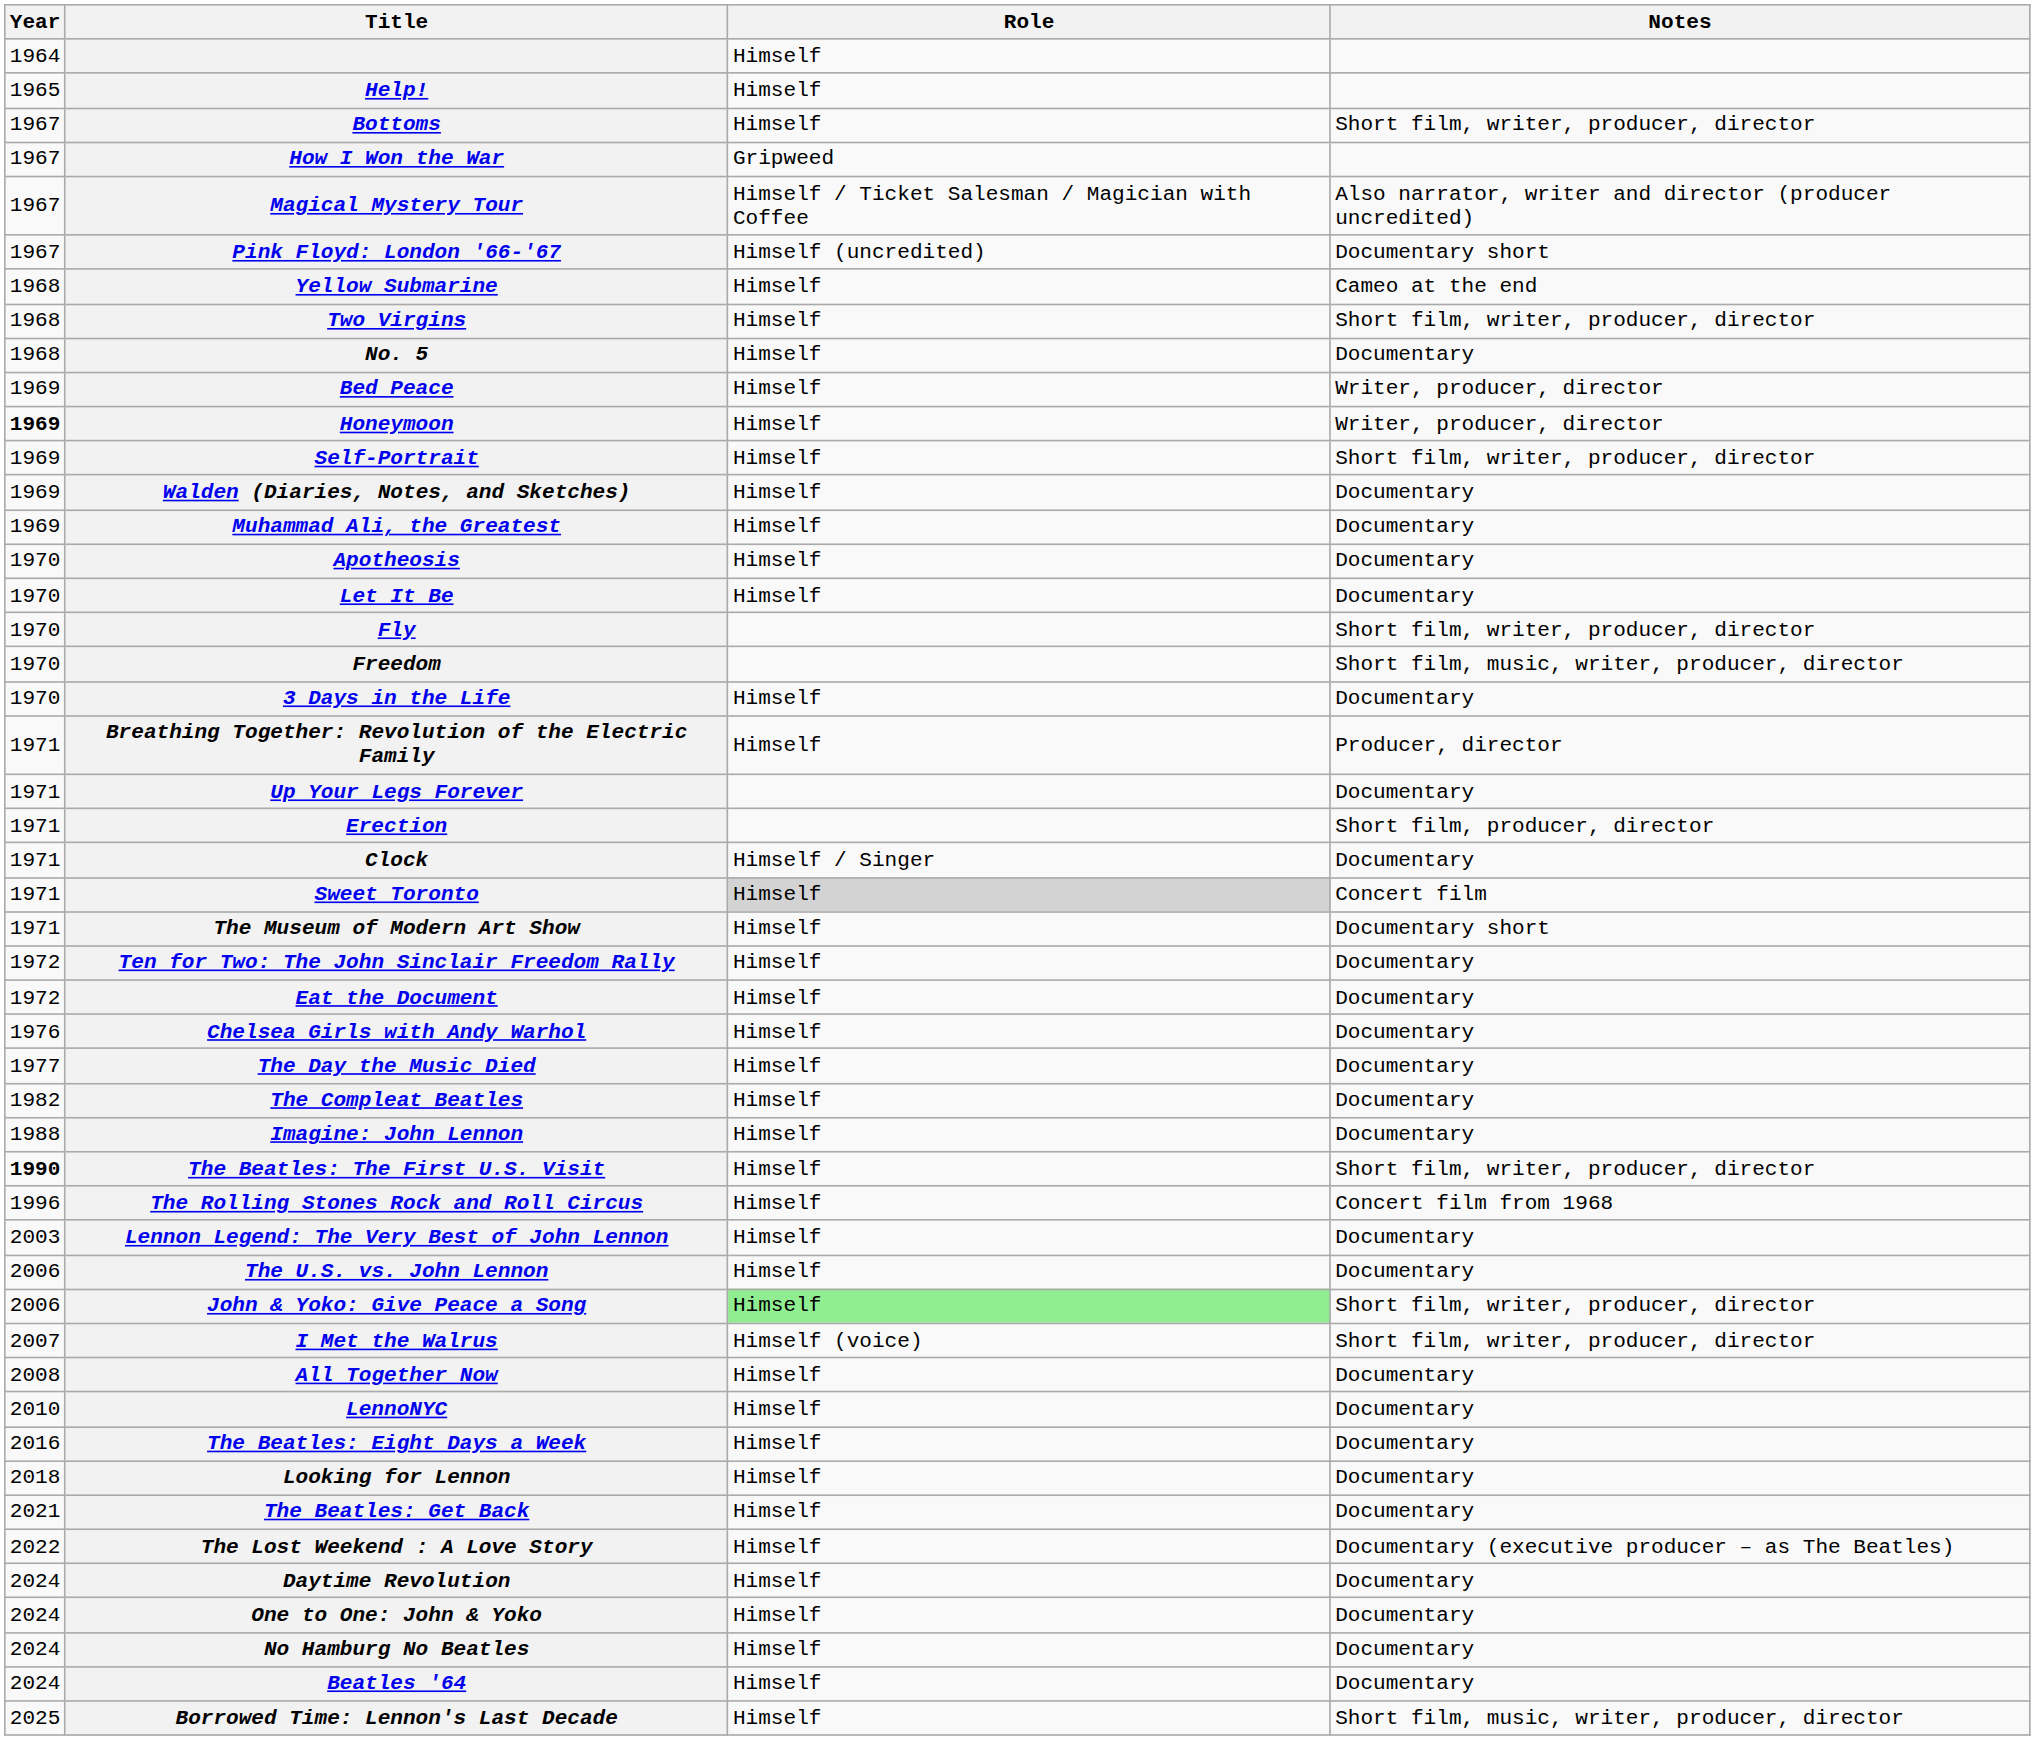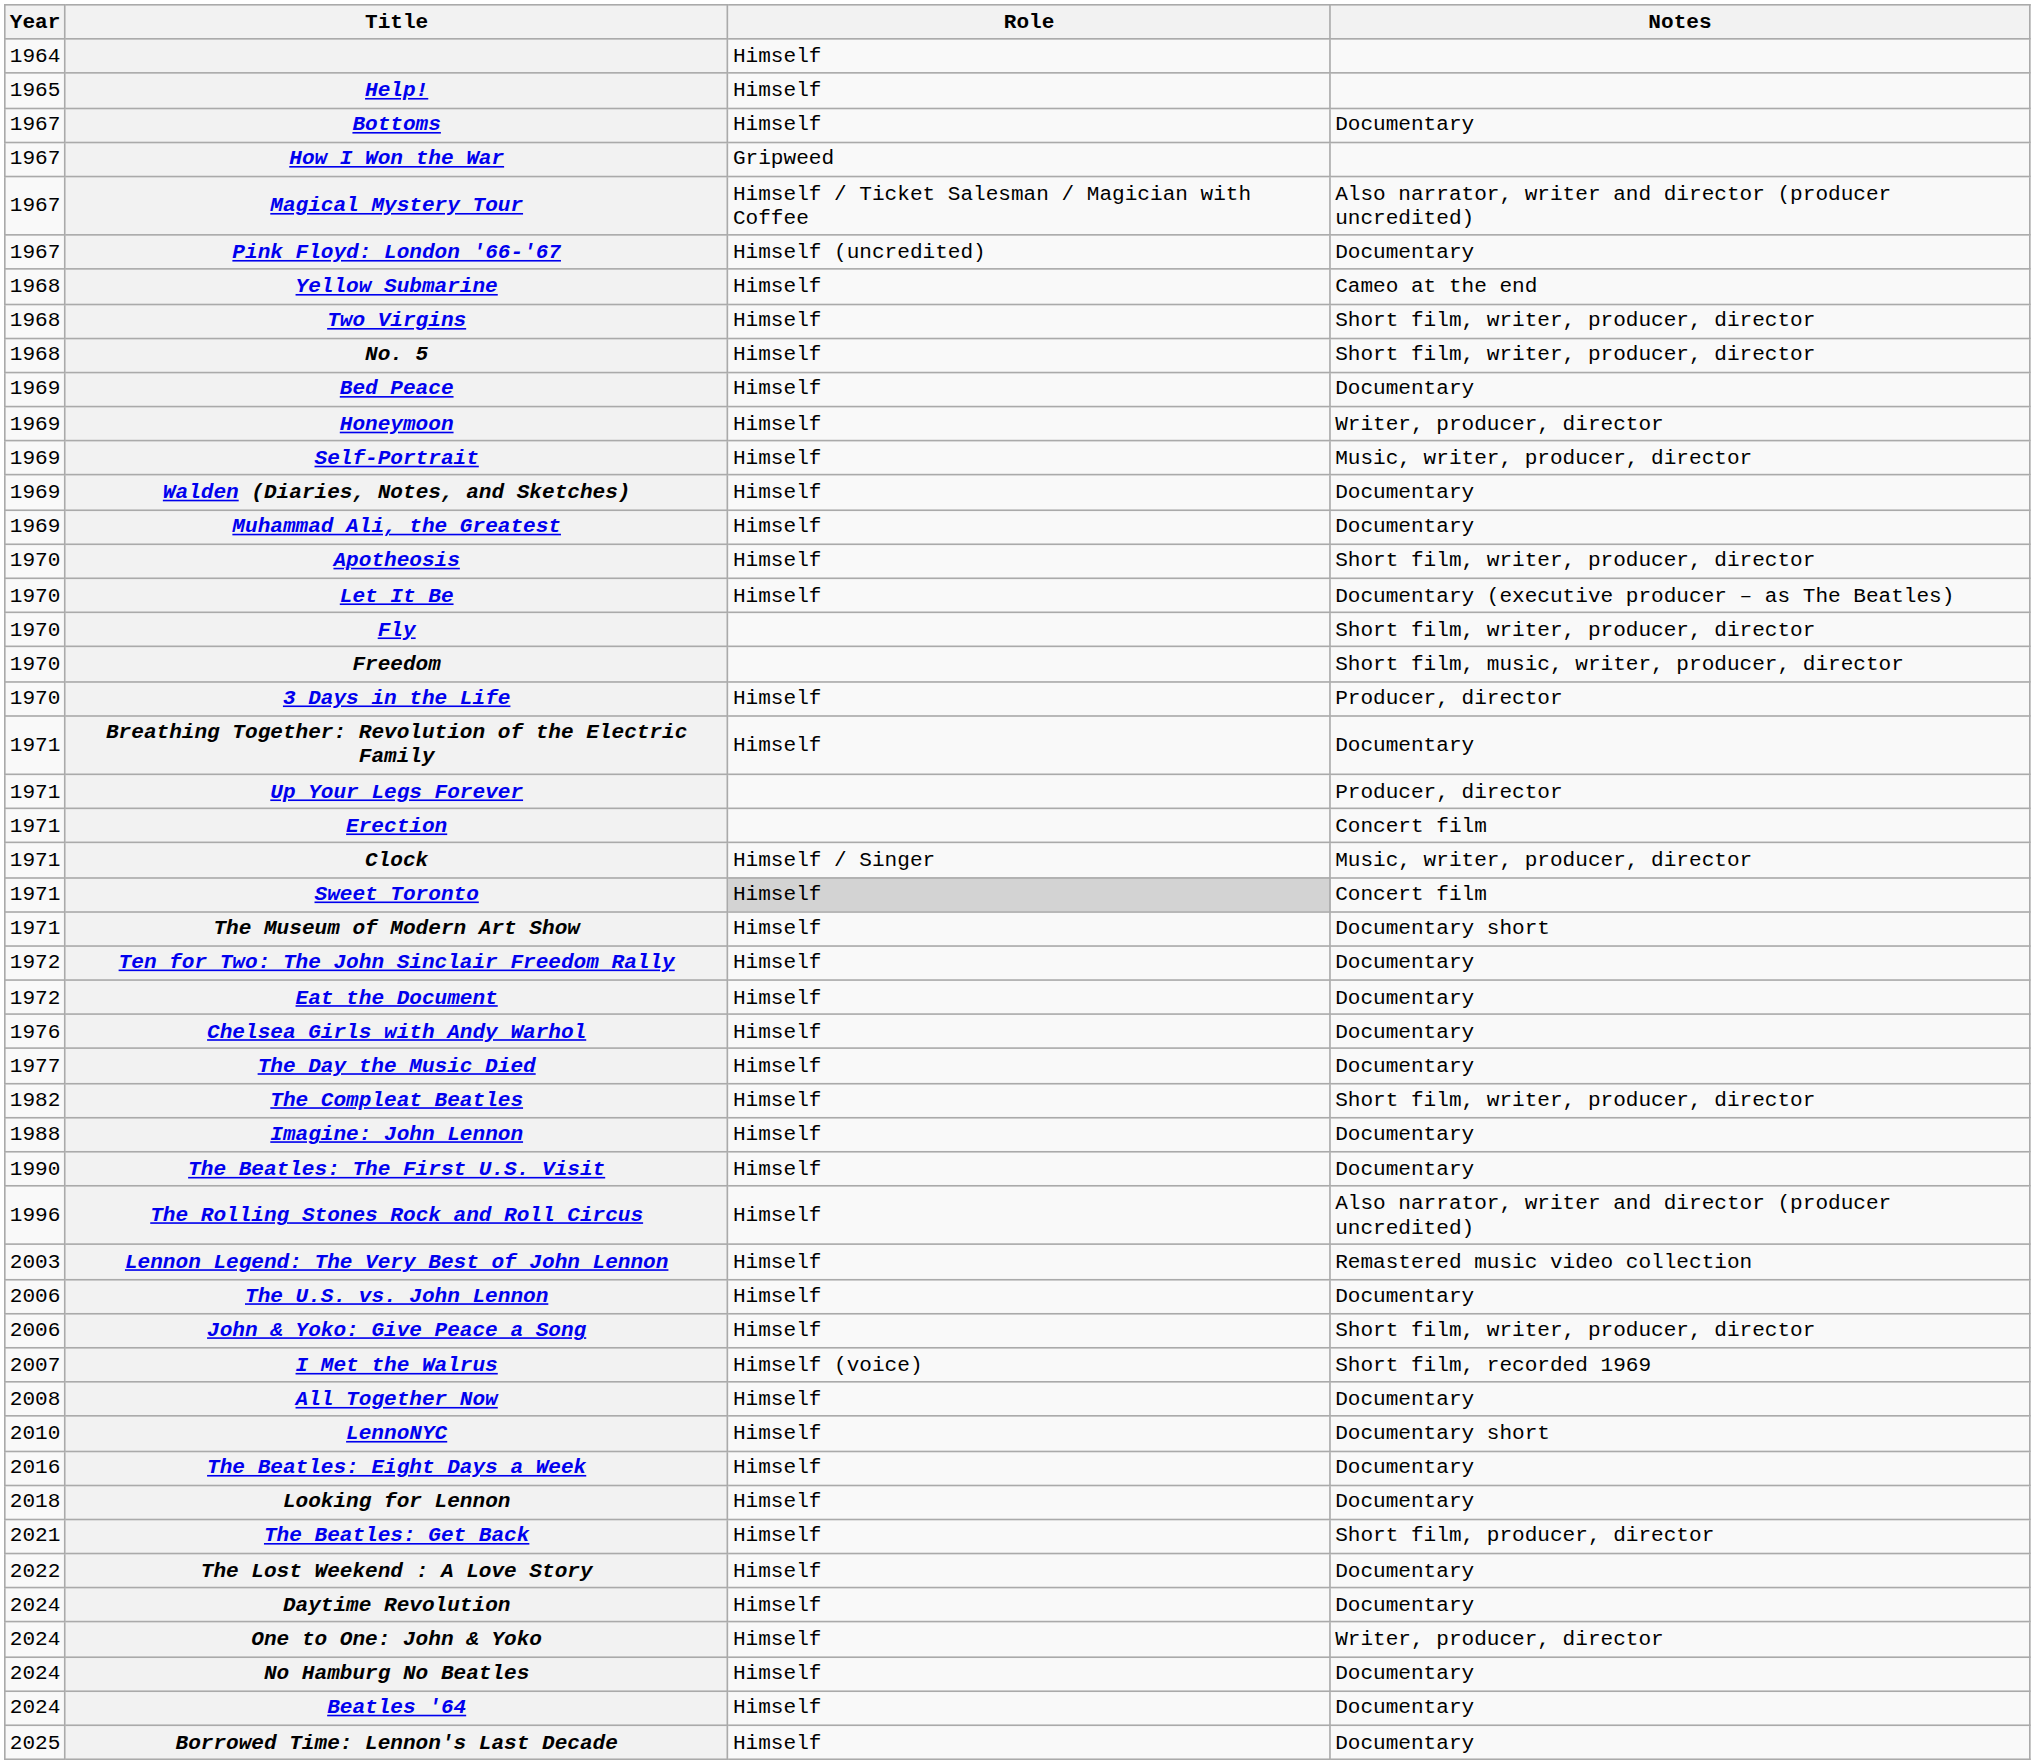(1575, 125) Short film, writer, producer, director -> (1405, 125) Documentary
(1443, 252) Documentary short -> (1405, 252) Documentary
(1405, 355) Documentary -> (1575, 355) Short film, writer, producer, director
(1499, 390) Writer, producer, director -> (1405, 390) Documentary
(35, 424) bold -> (35, 424) normal
(1575, 458) Short film, writer, producer, director -> (1544, 458) Music, writer, producer, director
(1405, 561) Documentary -> (1575, 561) Short film, writer, producer, director
(1405, 595) Documentary -> (1645, 595) Documentary (executive producer – as The Beatles)
(1405, 698) Documentary -> (1449, 698) Producer, director
(1449, 745) Producer, director -> (1405, 745) Documentary
(1405, 791) Documentary -> (1449, 791) Producer, director
(1525, 826) Short film, producer, director -> (1411, 826) Concert film
(1405, 860) Documentary -> (1544, 860) Music, writer, producer, director
(1405, 1100) Documentary -> (1575, 1100) Short film, writer, producer, director
(35, 1169) bold -> (35, 1169) normal
(1575, 1169) Short film, writer, producer, director -> (1405, 1169) Documentary
(1474, 1203) Concert film from 1968 -> (1613, 1215) Also narrator, writer and director (producer uncredited)
(1405, 1238) Documentary -> (1544, 1262) Remastered music video collection
(777, 1306) lightgreen background -> (777, 1331) no background
(1575, 1341) Short film, writer, producer, director -> (1493, 1365) Short film, recorded 1969
(1405, 1409) Documentary -> (1443, 1433) Documentary short
(1405, 1512) Documentary -> (1525, 1536) Short film, producer, director
(1645, 1546) Documentary (executive producer – as The Beatles) -> (1405, 1571) Documentary
(1405, 1615) Documentary -> (1499, 1639) Writer, producer, director
(1619, 1718) Short film, music, writer, producer, director -> (1405, 1742) Documentary
